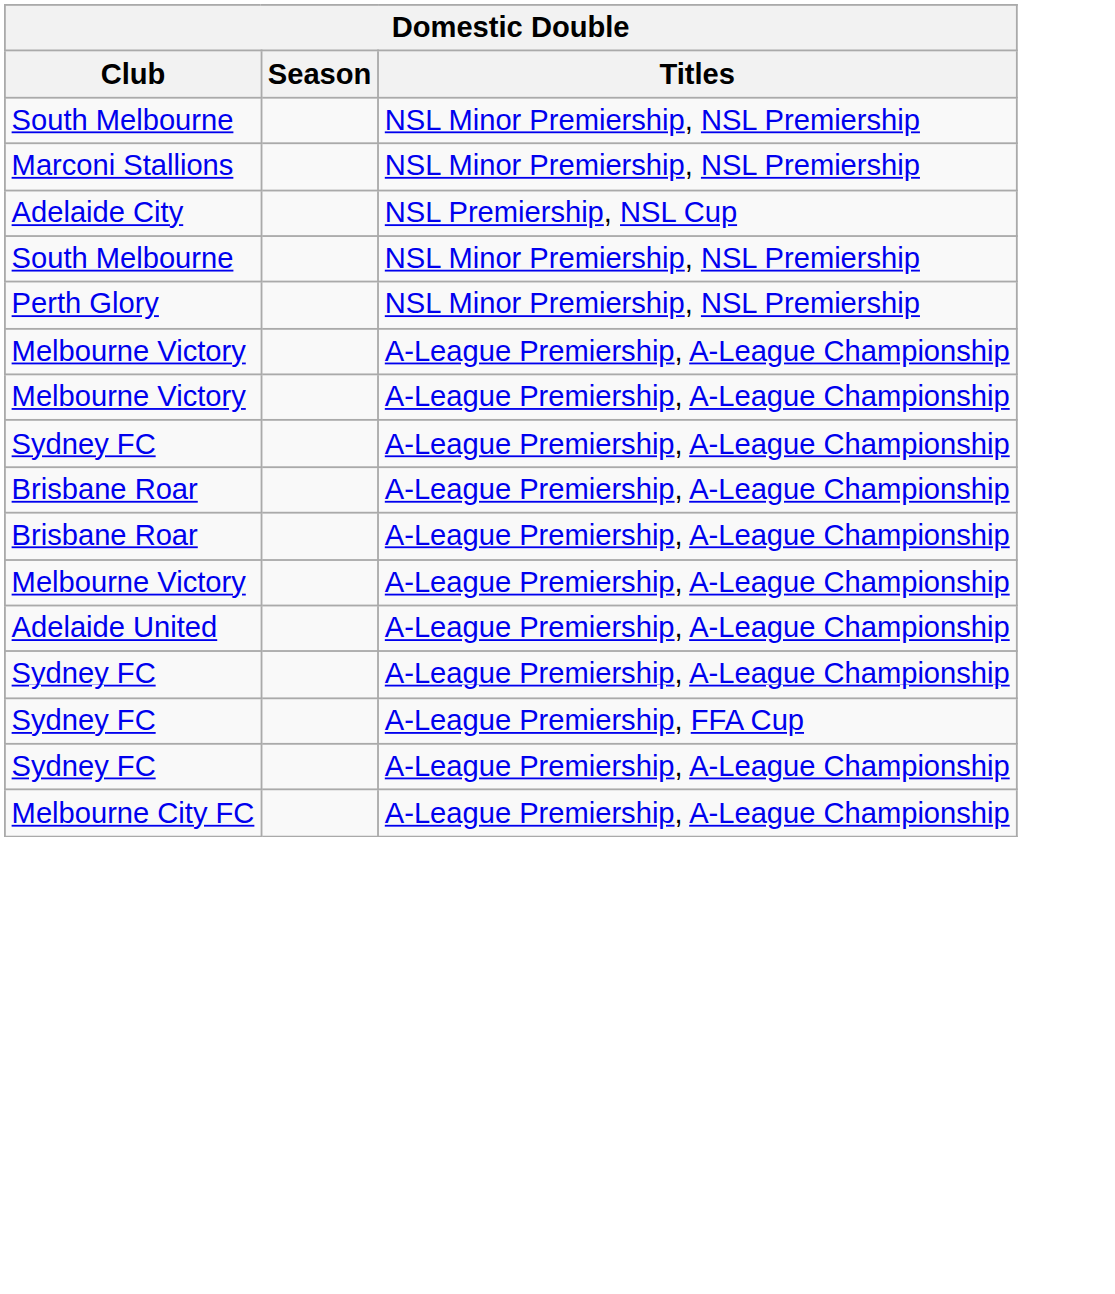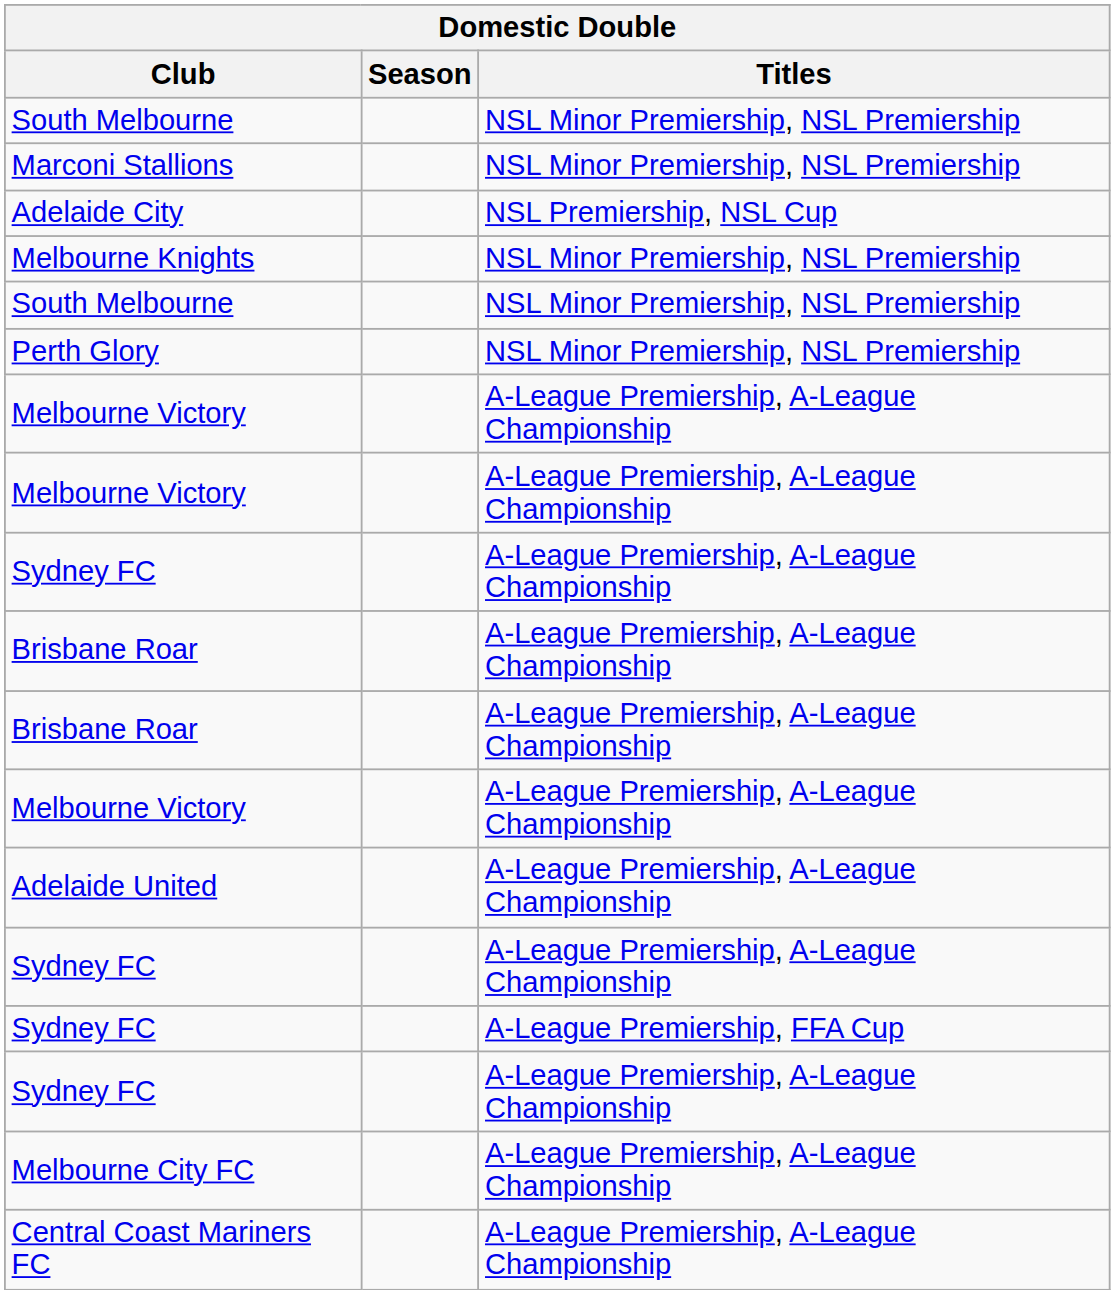+ row: (133, 258)
+ row: (161, 1249)
